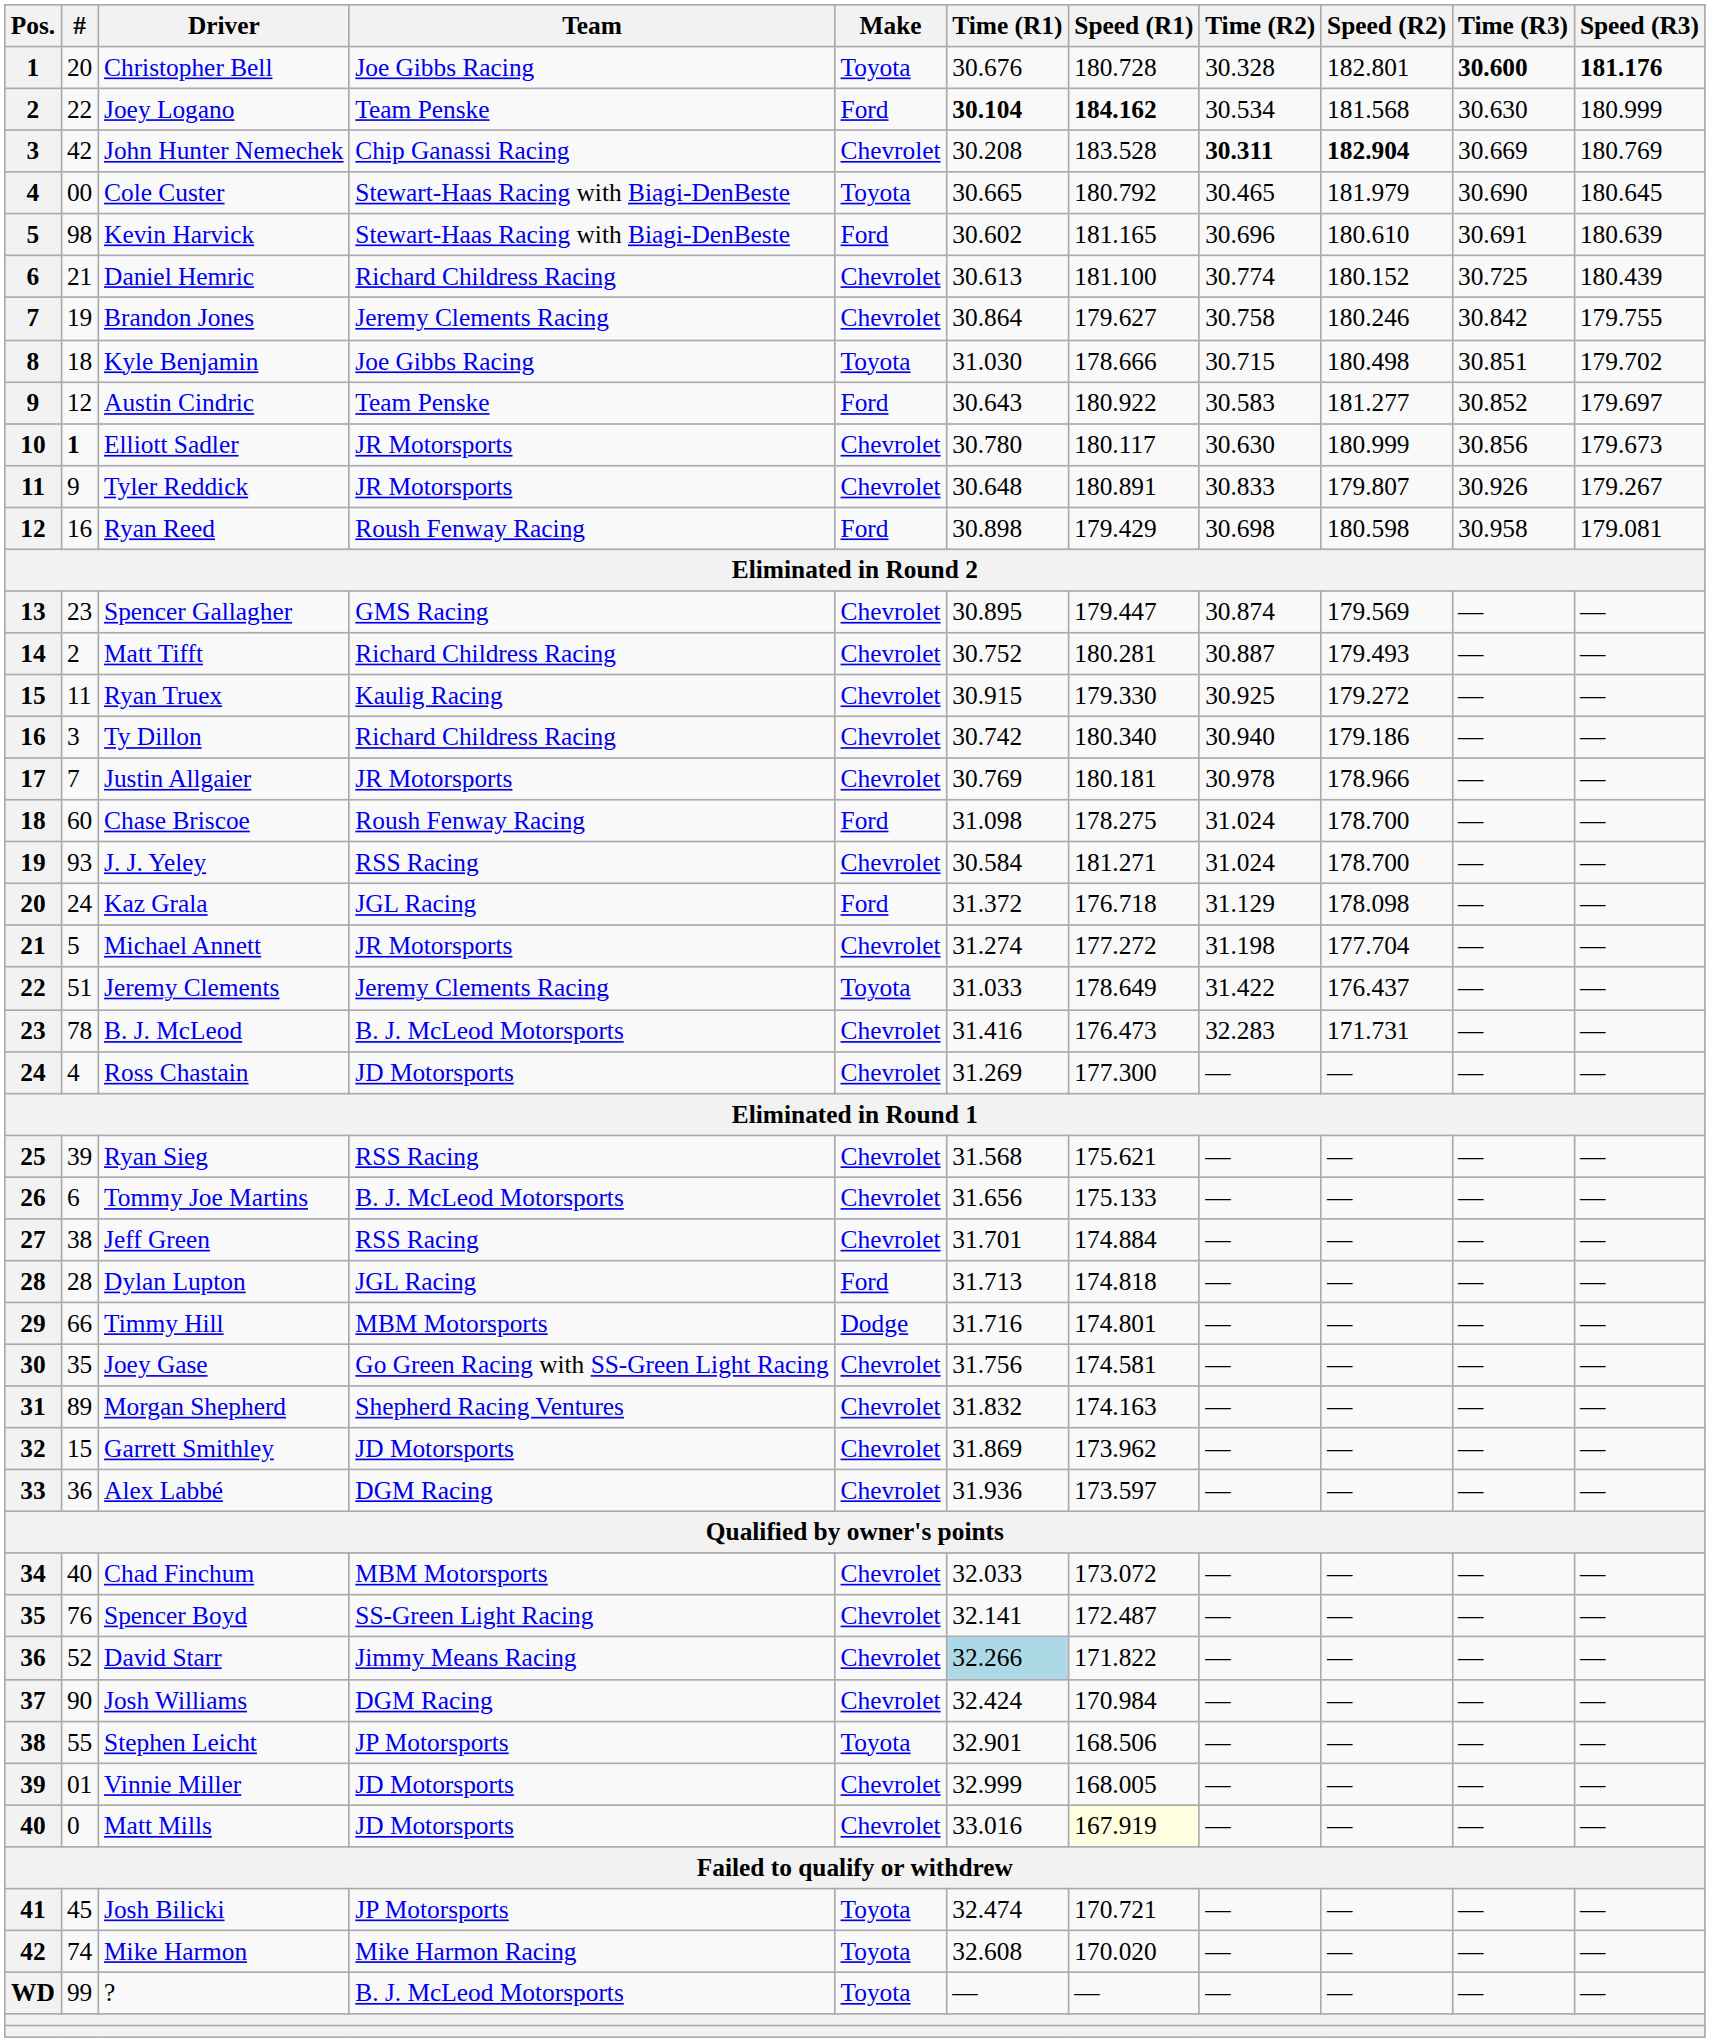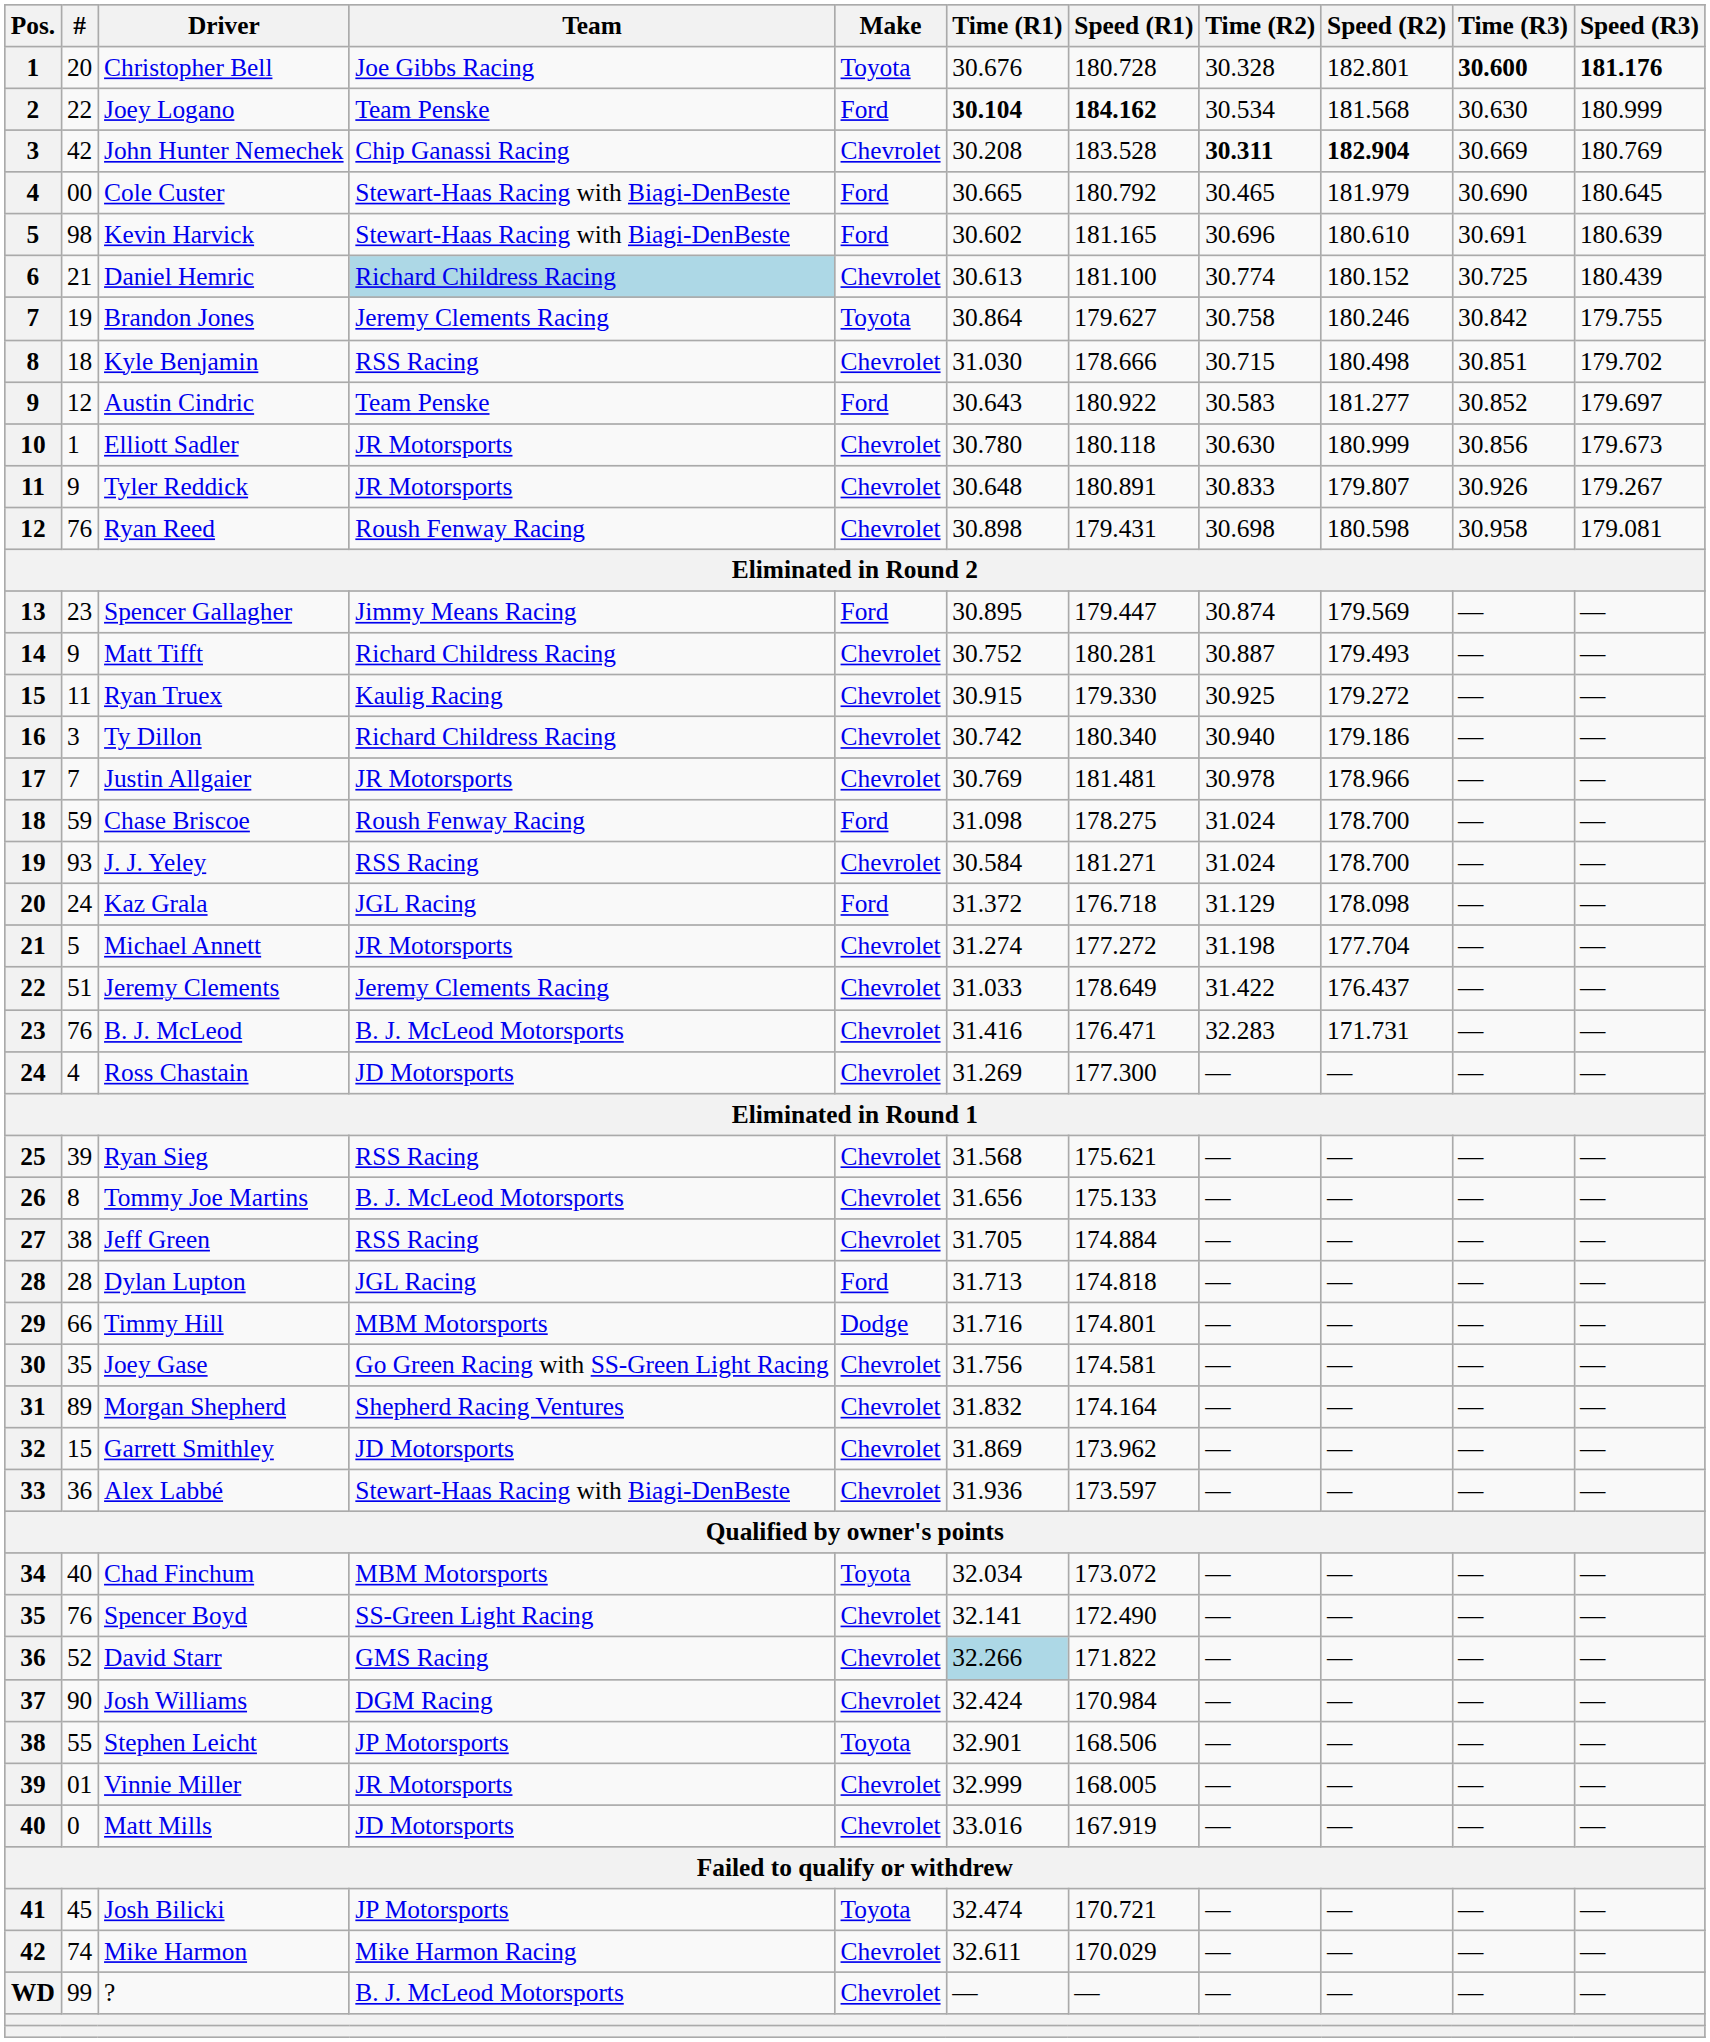(876, 193) Toyota -> (865, 193) Ford
(486, 276) no background -> (486, 276) lightblue background
(891, 318) Chevrolet -> (876, 318) Toyota
(445, 360) Joe Gibbs Racing -> (417, 360) RSS Racing
(876, 360) Toyota -> (891, 360) Chevrolet
(73, 444) bold -> (73, 444) normal
(1115, 444) 180.117 -> (1115, 444) 180.118
(80, 527) 16 -> (80, 527) 76
(865, 527) Ford -> (891, 527) Chevrolet
(1116, 527) 179.429 -> (1116, 527) 179.431
(422, 611) GMS Racing -> (466, 611) Jimmy Means Racing
(891, 611) Chevrolet -> (865, 611) Ford
(73, 653) 2 -> (73, 653) 9
(1116, 778) 180.181 -> (1116, 778) 181.481
(80, 820) 60 -> (80, 820) 59
(876, 988) Toyota -> (891, 988) Chevrolet
(80, 1030) 78 -> (80, 1030) 76
(1116, 1030) 176.473 -> (1116, 1030) 176.471
(73, 1197) 6 -> (73, 1197) 8
(987, 1239) 31.701 -> (987, 1239) 31.705
(1116, 1406) 174.163 -> (1116, 1406) 174.164
(424, 1490) DGM Racing -> (573, 1490) Stewart-Haas Racing with Biagi-DenBeste
(891, 1574) Chevrolet -> (876, 1574) Toyota
(987, 1574) 32.033 -> (987, 1574) 32.034
(1116, 1616) 172.487 -> (1116, 1616) 172.490
(466, 1657) Jimmy Means Racing -> (422, 1657) GMS Racing
(435, 1783) JD Motorsports -> (434, 1783) JR Motorsports
(1116, 1825) lightyellow background -> (1116, 1825) no background
(876, 1950) Toyota -> (891, 1950) Chevrolet
(987, 1950) 32.608 -> (987, 1950) 32.611
(1116, 1950) 170.020 -> (1116, 1950) 170.029
(876, 1992) Toyota -> (891, 1992) Chevrolet
